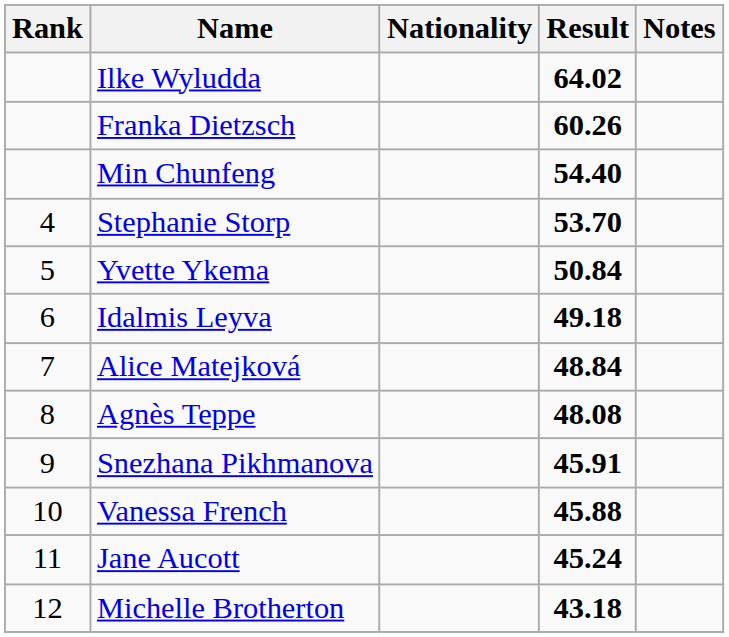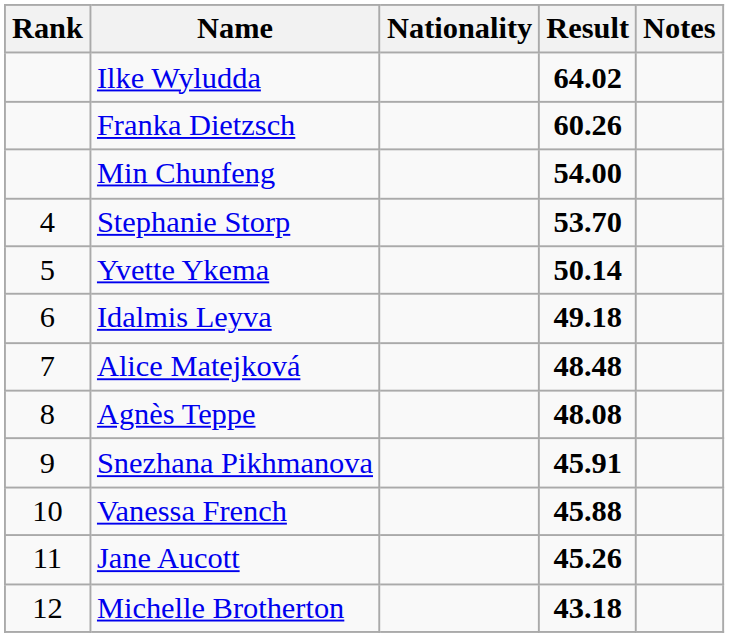(588, 173) 54.40 -> (588, 173) 54.00
(588, 269) 50.84 -> (588, 269) 50.14
(588, 366) 48.84 -> (588, 366) 48.48
(588, 558) 45.24 -> (588, 558) 45.26
